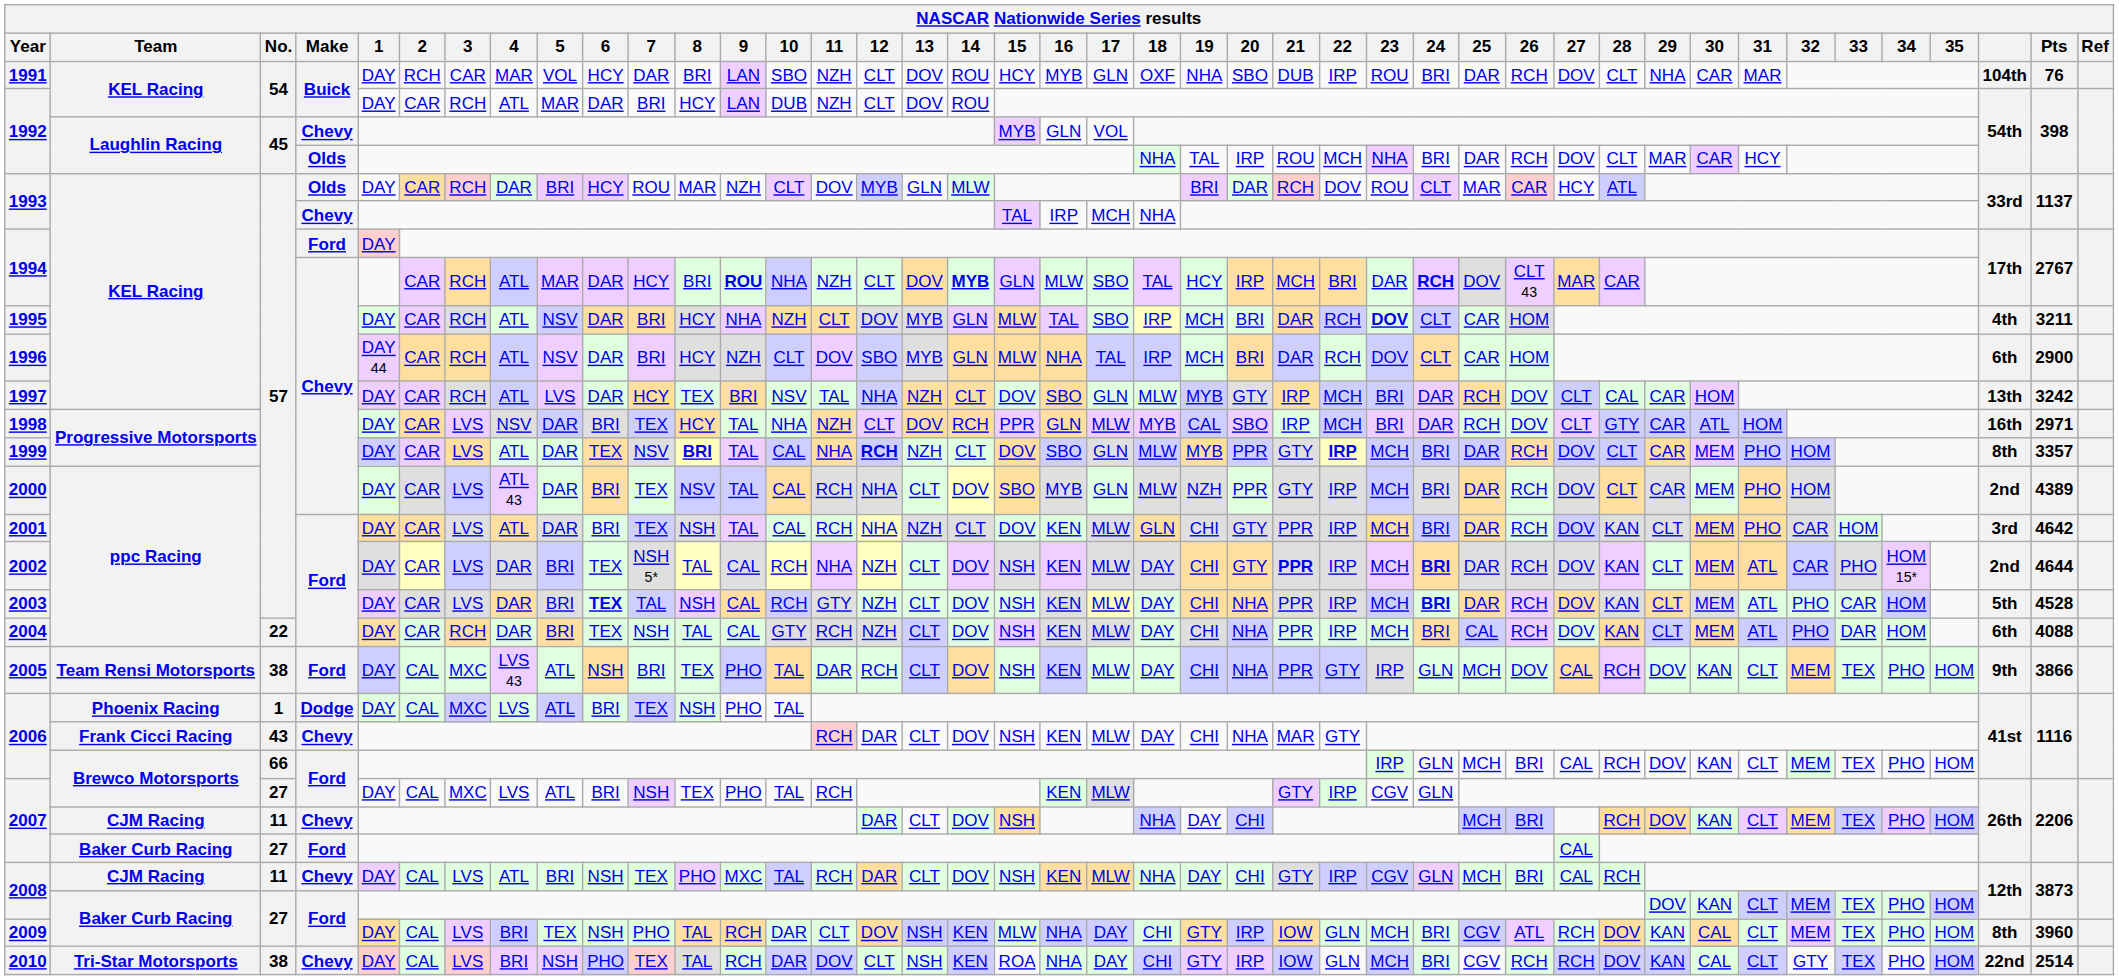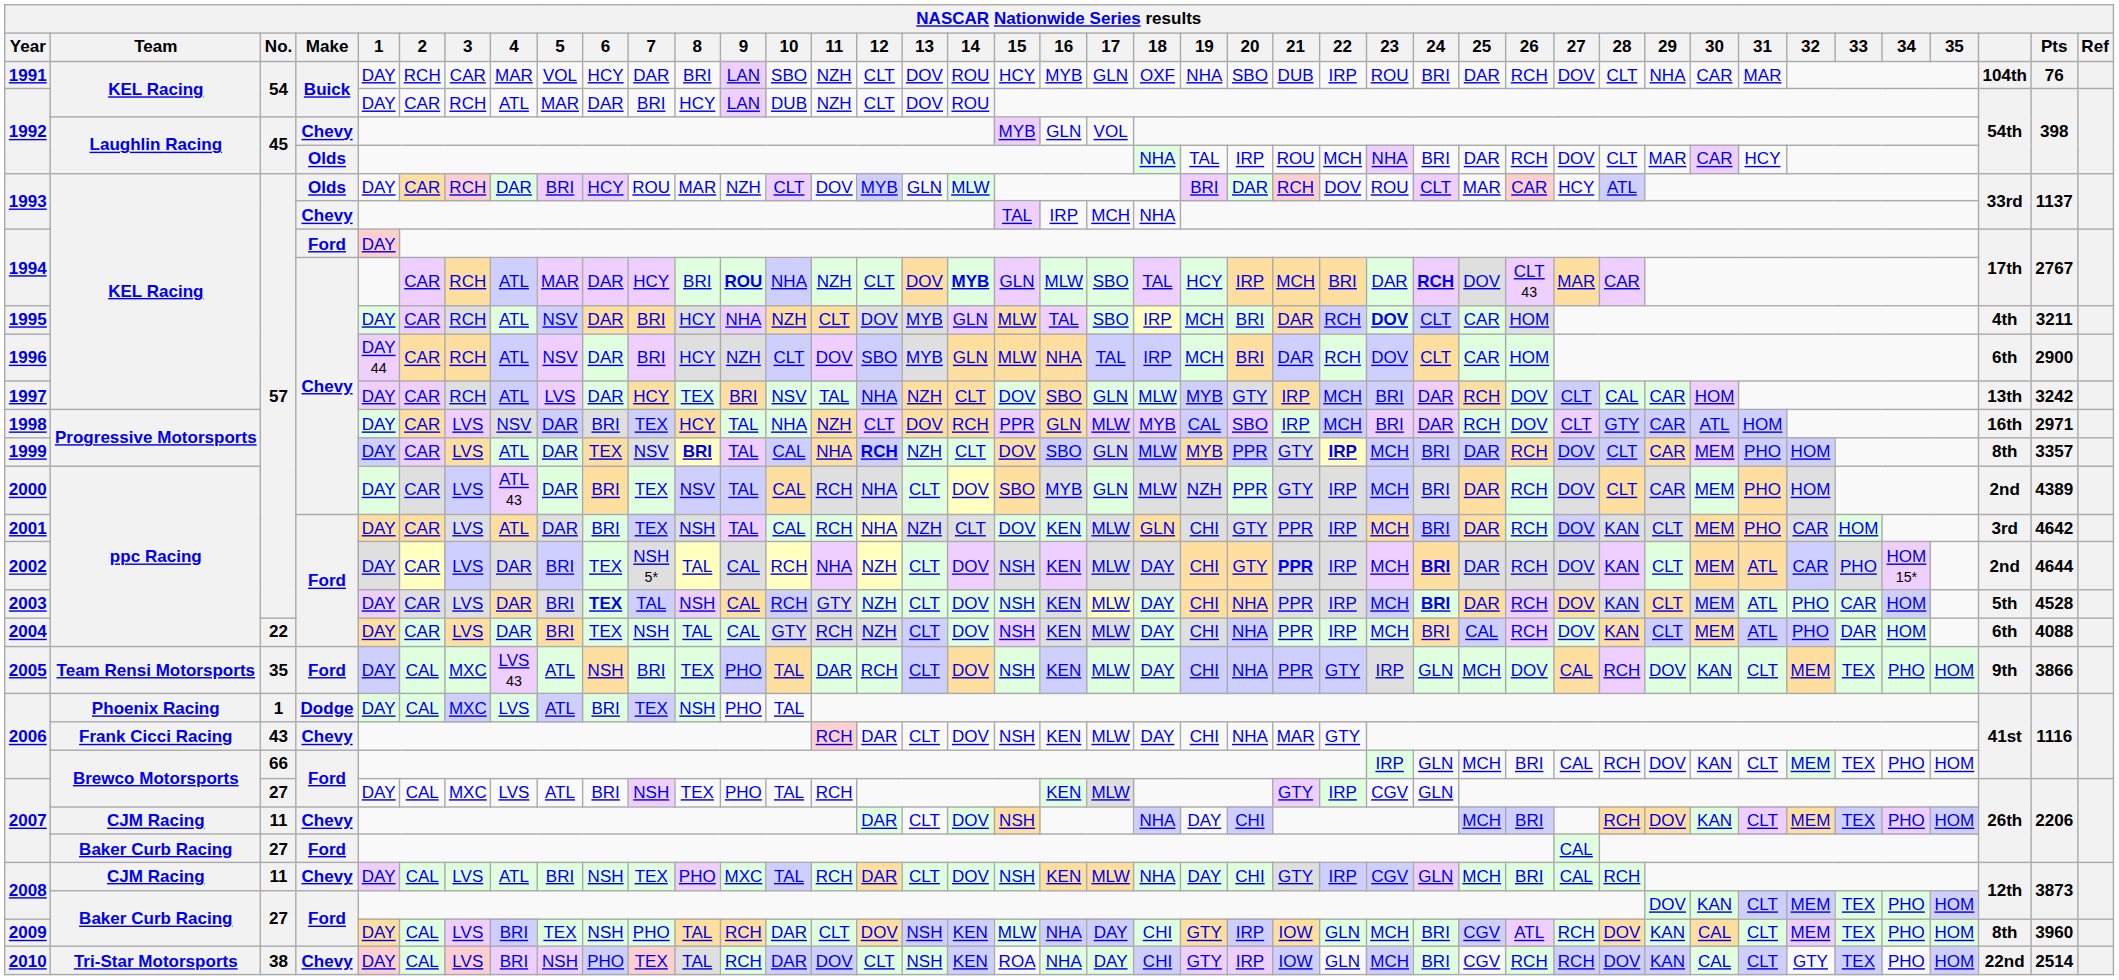(468, 632) RCH -> (468, 632) LVS
(279, 670) 38 -> (279, 670) 35
